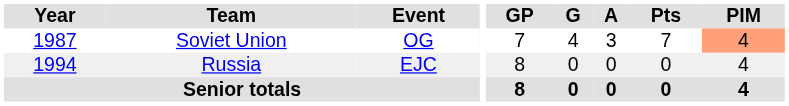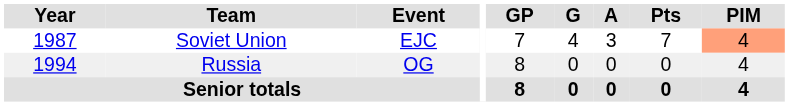(418, 40) OG -> (418, 40) EJC
(418, 64) EJC -> (418, 64) OG
